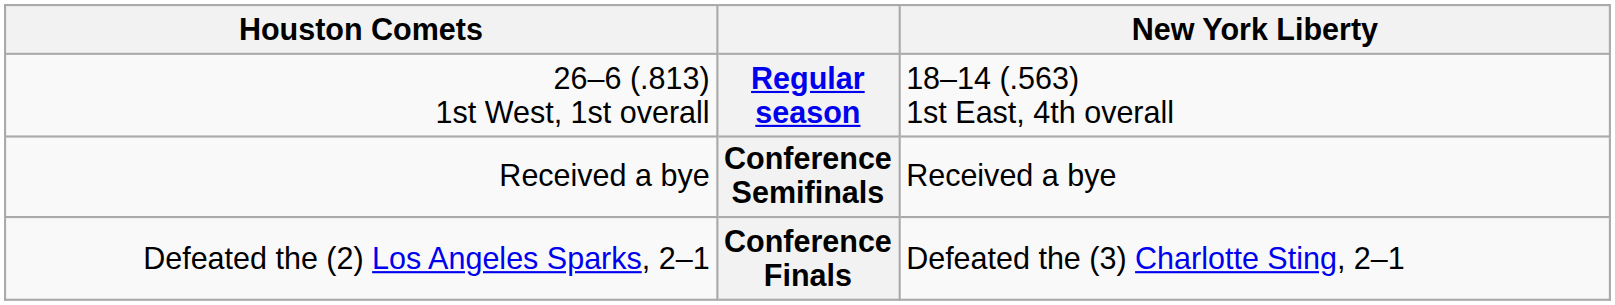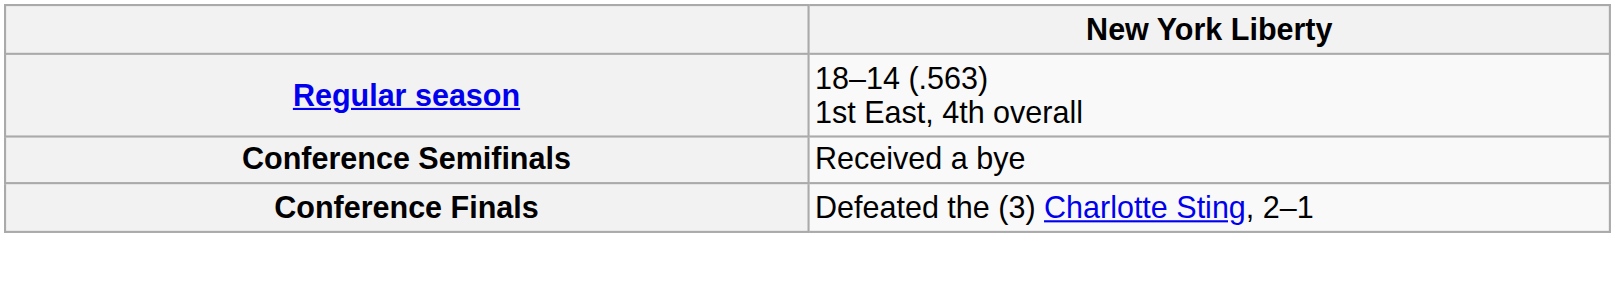- column: (361, 30)
